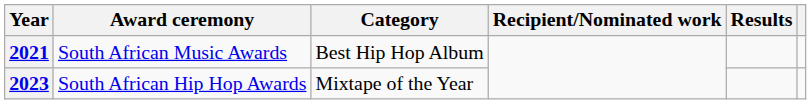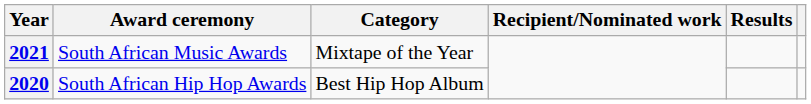(400, 51) Best Hip Hop Album -> (394, 51) Mixtape of the Year
(29, 83) 2023 -> (29, 83) 2020
(394, 83) Mixtape of the Year -> (400, 83) Best Hip Hop Album
